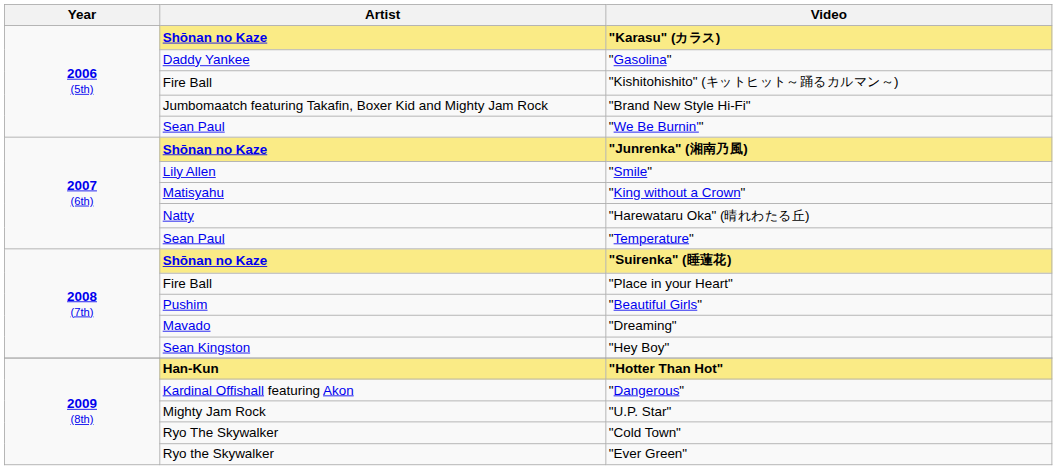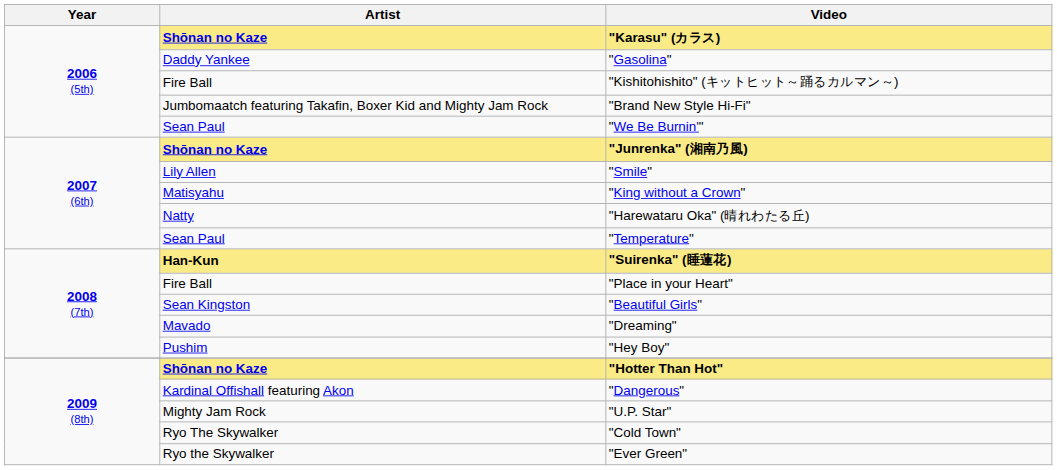(215, 260) Shōnan no Kaze -> (191, 260) Han-Kun
(185, 304) Pushim -> (206, 304) Sean Kingston
(206, 347) Sean Kingston -> (185, 347) Pushim
(191, 368) Han-Kun -> (215, 368) Shōnan no Kaze
